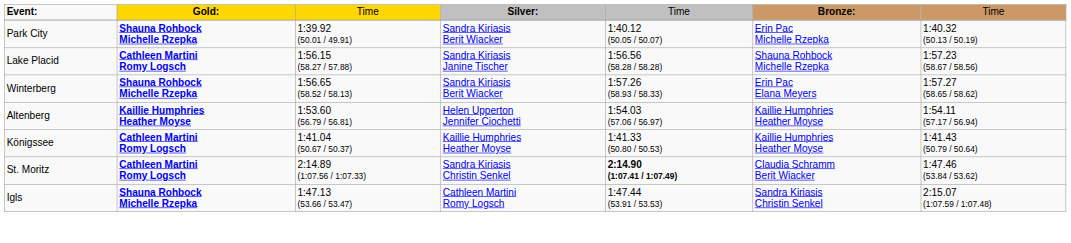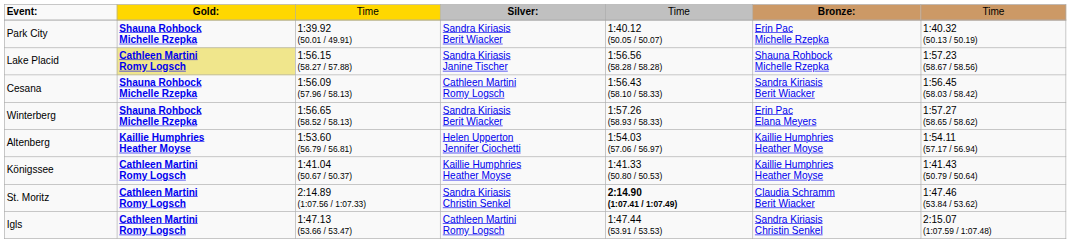(158, 61) no background -> (158, 61) khaki background
+ row: (24, 88)
(160, 198) Shauna Rohbock Michelle Rzepka -> (158, 225) Cathleen Martini Romy Logsch
